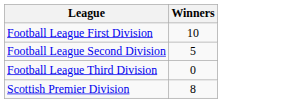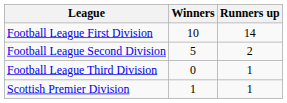+ column: (250, 13)
(193, 88) 8 -> (193, 88) 1
